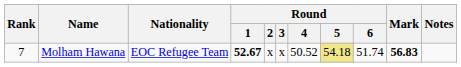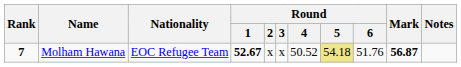(21, 52) normal -> (21, 52) bold
(370, 52) 51.74 -> (370, 52) 51.76
(404, 52) 56.83 -> (404, 52) 56.87
